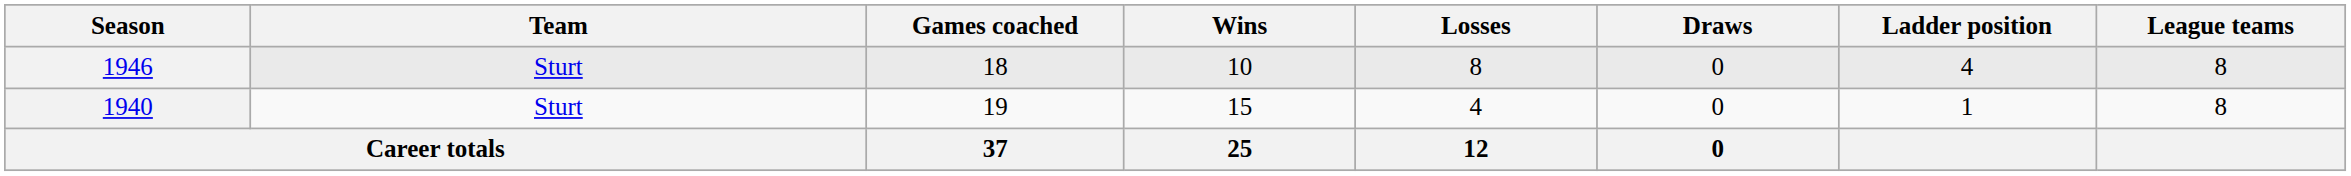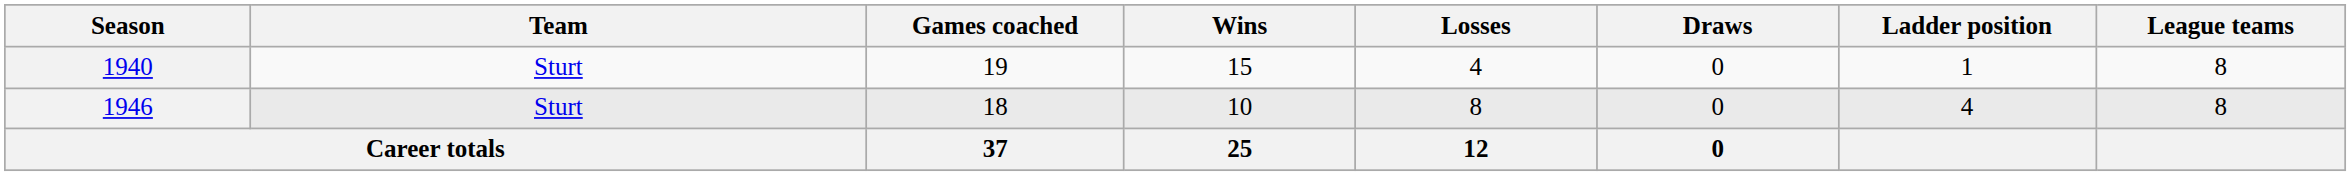rows swapped: (128, 108) <-> (128, 66)
